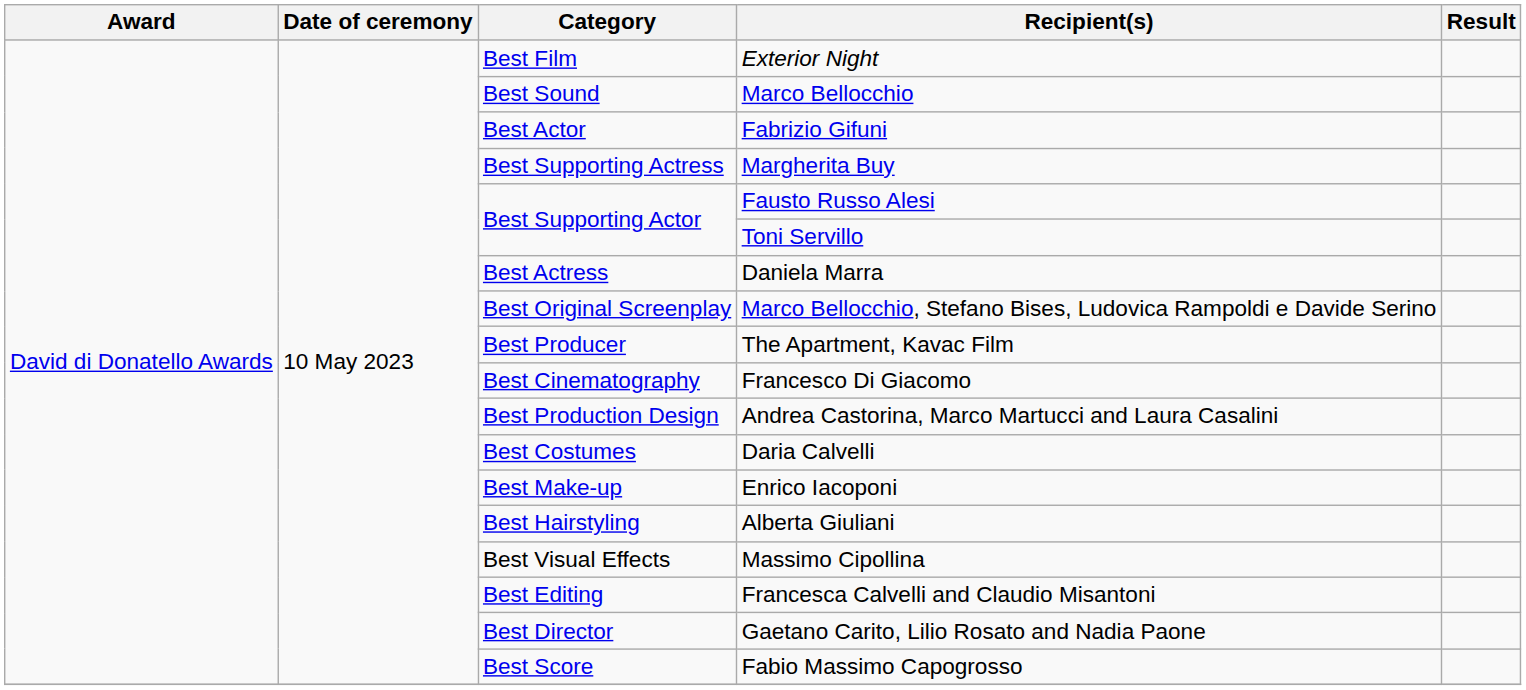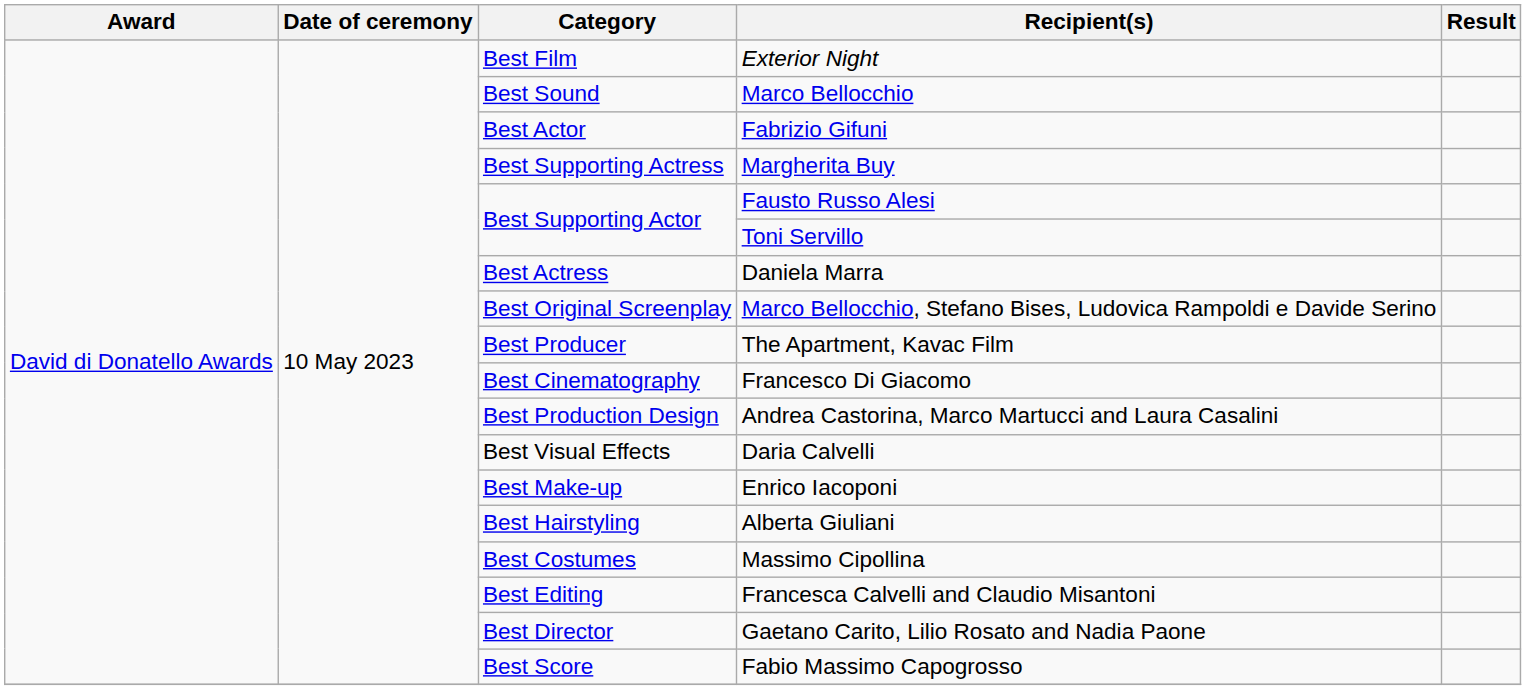(559, 451) Best Costumes -> (577, 451) Best Visual Effects
(577, 559) Best Visual Effects -> (559, 559) Best Costumes
